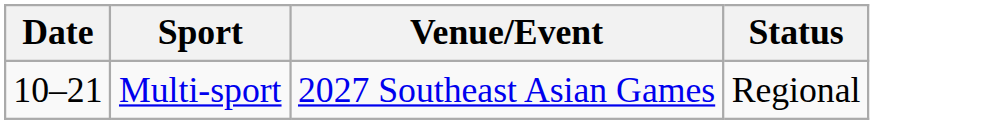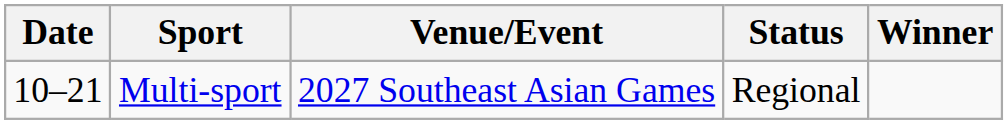+ column: (935, 32)
